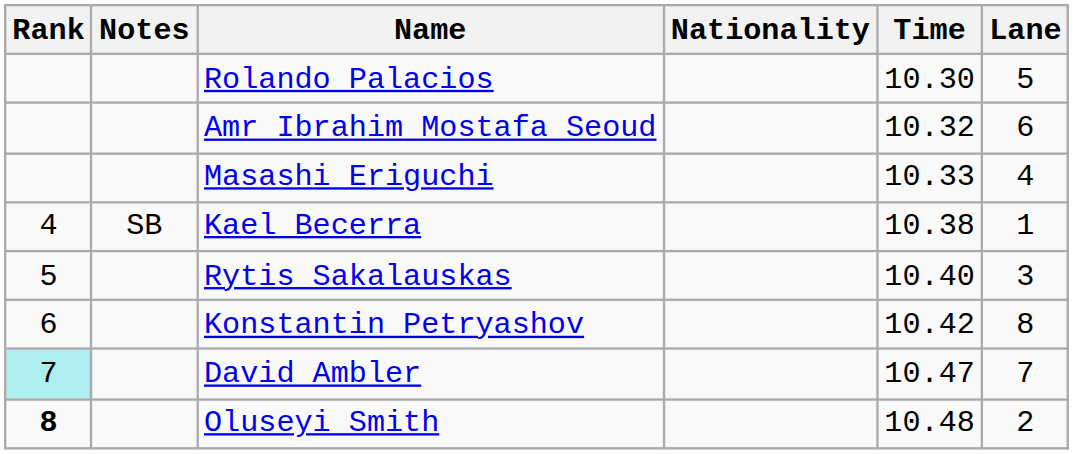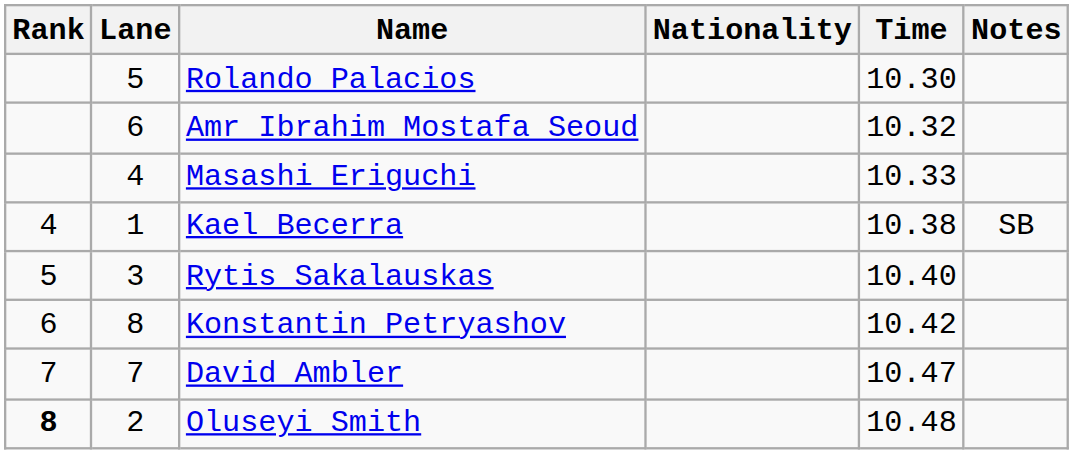columns swapped: (1025, 30) <-> (144, 30)
(49, 374) paleturquoise background -> (49, 374) no background
